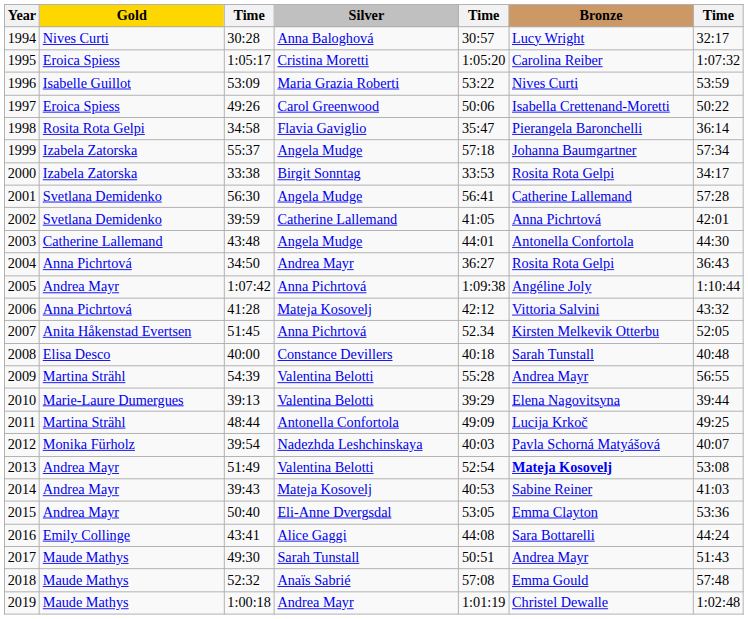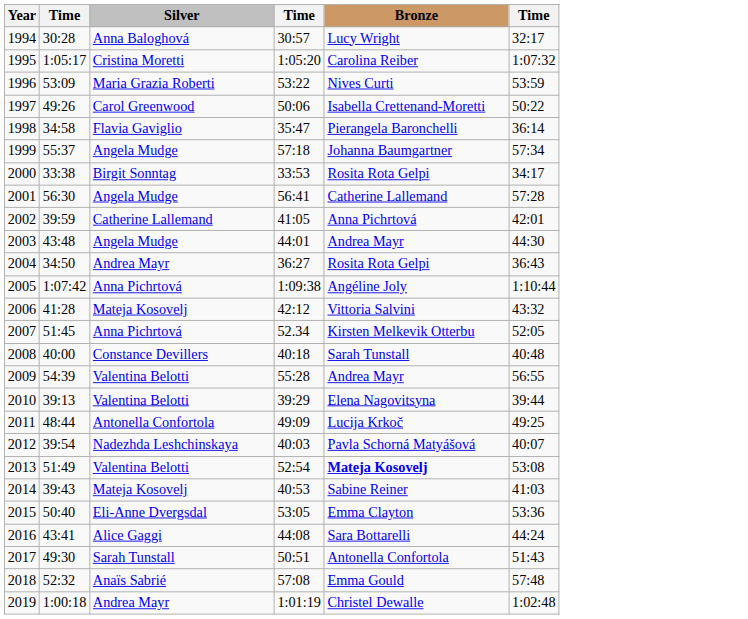- column: (132, 15)
(573, 241) Antonella Confortola -> (366, 241) Andrea Mayr
(550, 557) Andrea Mayr -> (388, 557) Antonella Confortola
